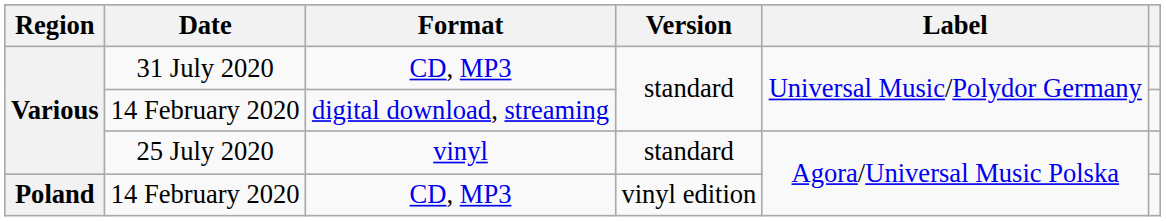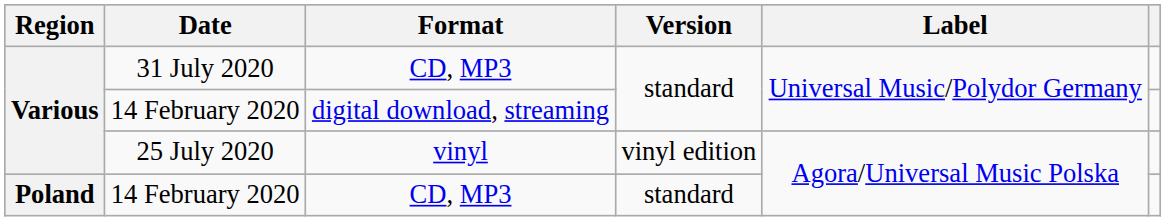(689, 151) standard -> (689, 151) vinyl edition
(689, 194) vinyl edition -> (689, 194) standard
